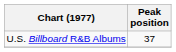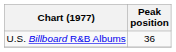(150, 39) 37 -> (150, 39) 36
